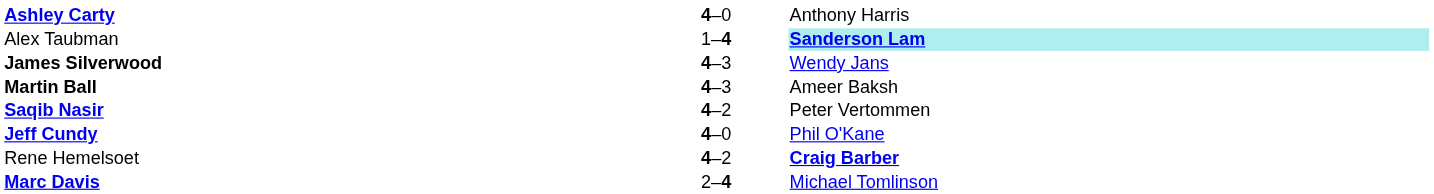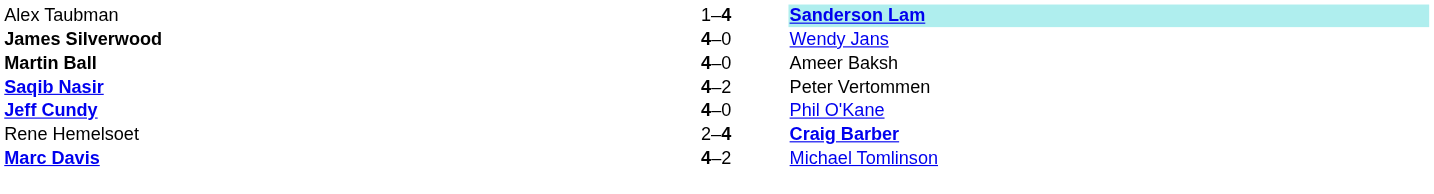- row: (60, 15)
(716, 63) 4–3 -> (716, 39) 4–0
(716, 86) 4–3 -> (716, 63) 4–0
(716, 158) 4–2 -> (716, 134) 2–4
(716, 181) 2–4 -> (716, 158) 4–2
